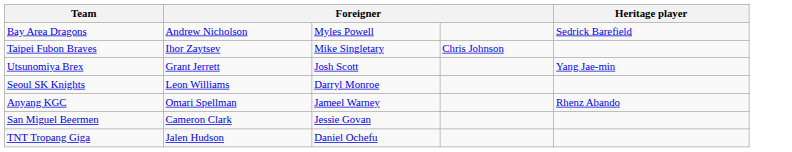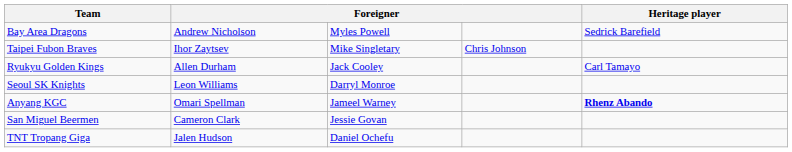- row: (45, 67)
+ row: (55, 67)
(588, 102) normal -> (618, 102) bold
